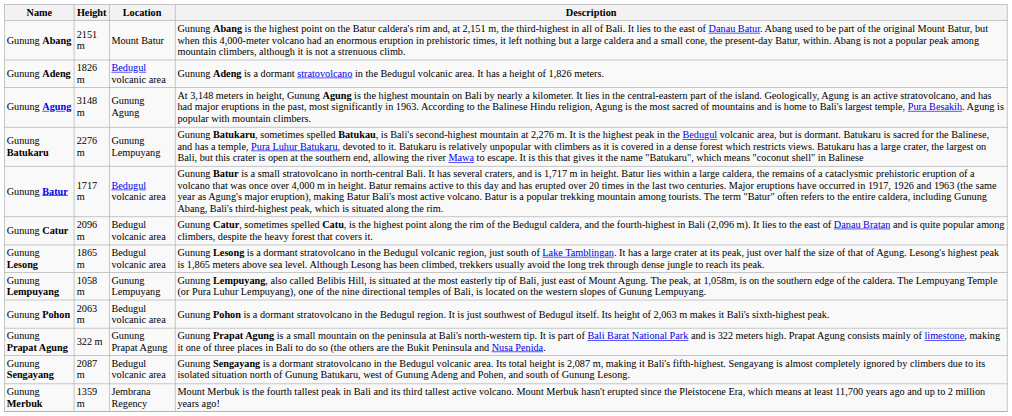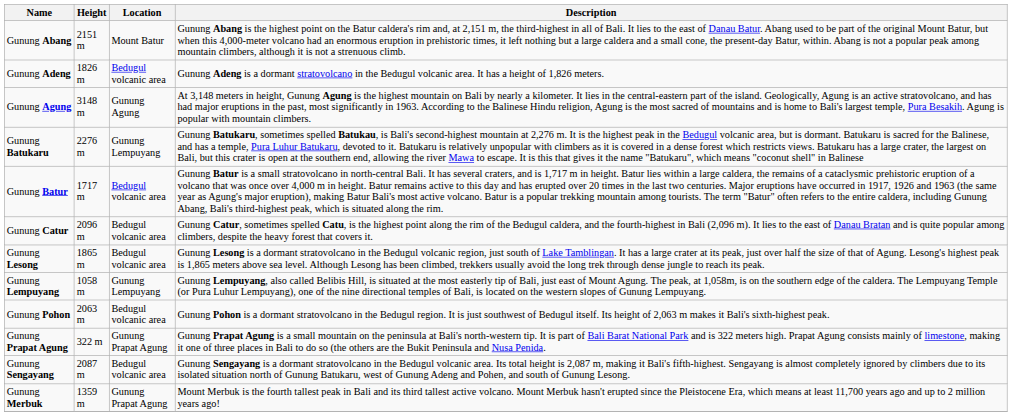(131, 397) Jembrana Regency -> (139, 397) Gunung Prapat Agung
